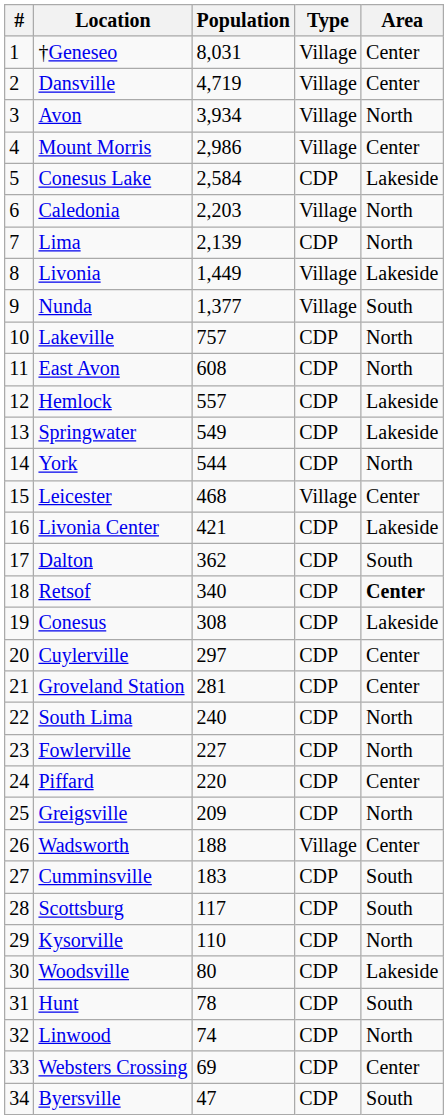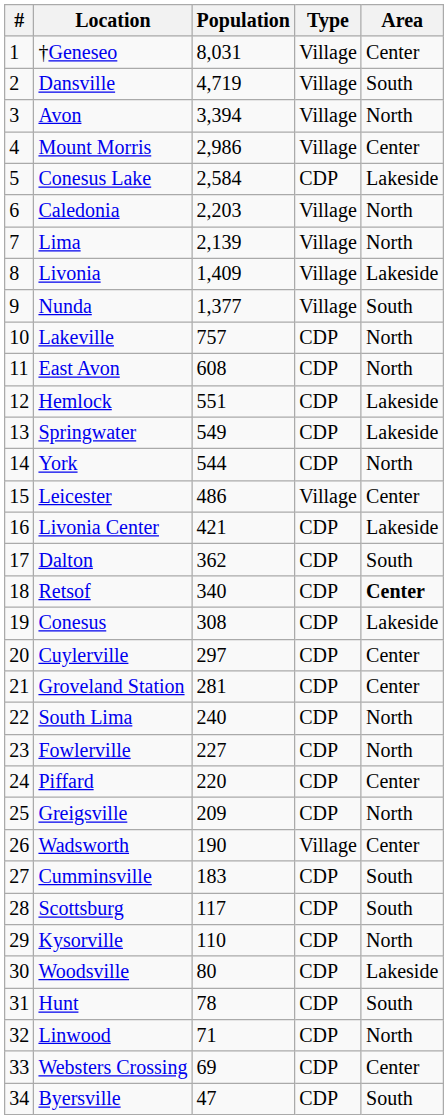(393, 83) Center -> (389, 83) South
(219, 115) 3,934 -> (219, 115) 3,394
(319, 242) CDP -> (328, 242) Village
(219, 274) 1,449 -> (219, 274) 1,409
(212, 400) 557 -> (212, 400) 551
(212, 496) 468 -> (212, 496) 486
(212, 845) 188 -> (212, 845) 190
(207, 1035) 74 -> (207, 1035) 71
